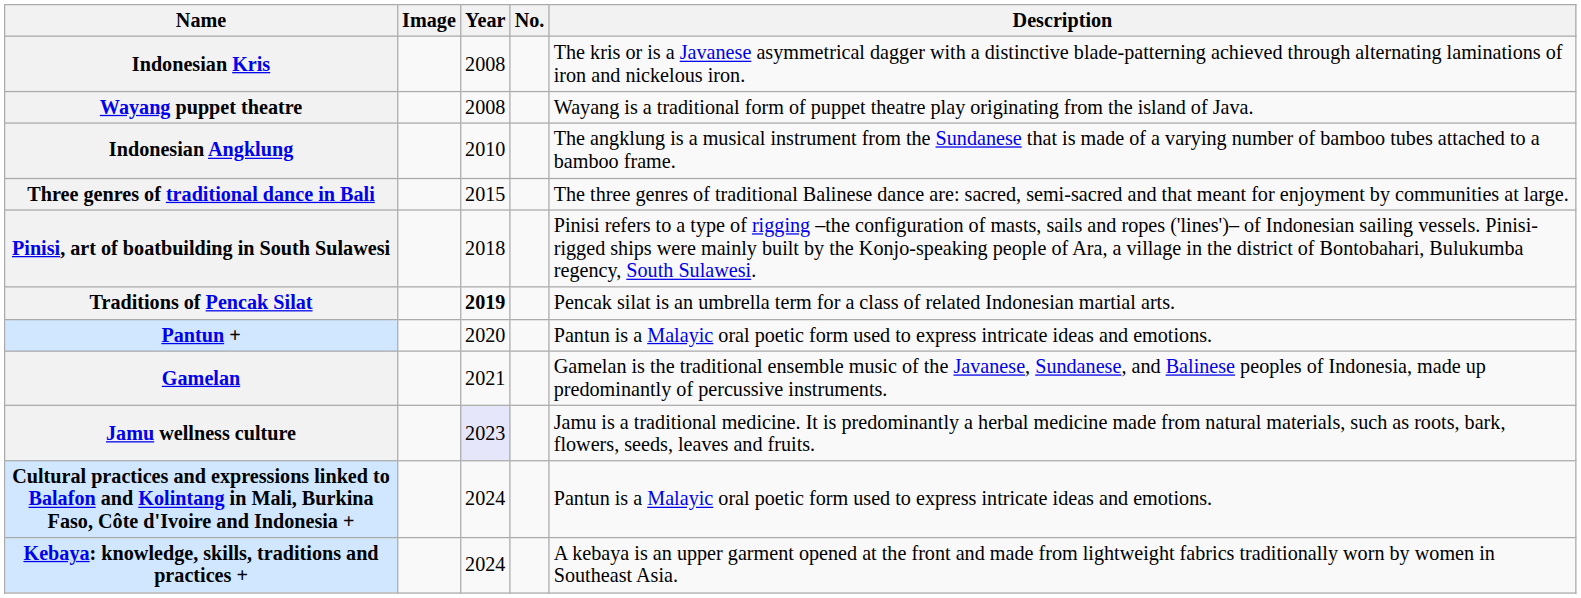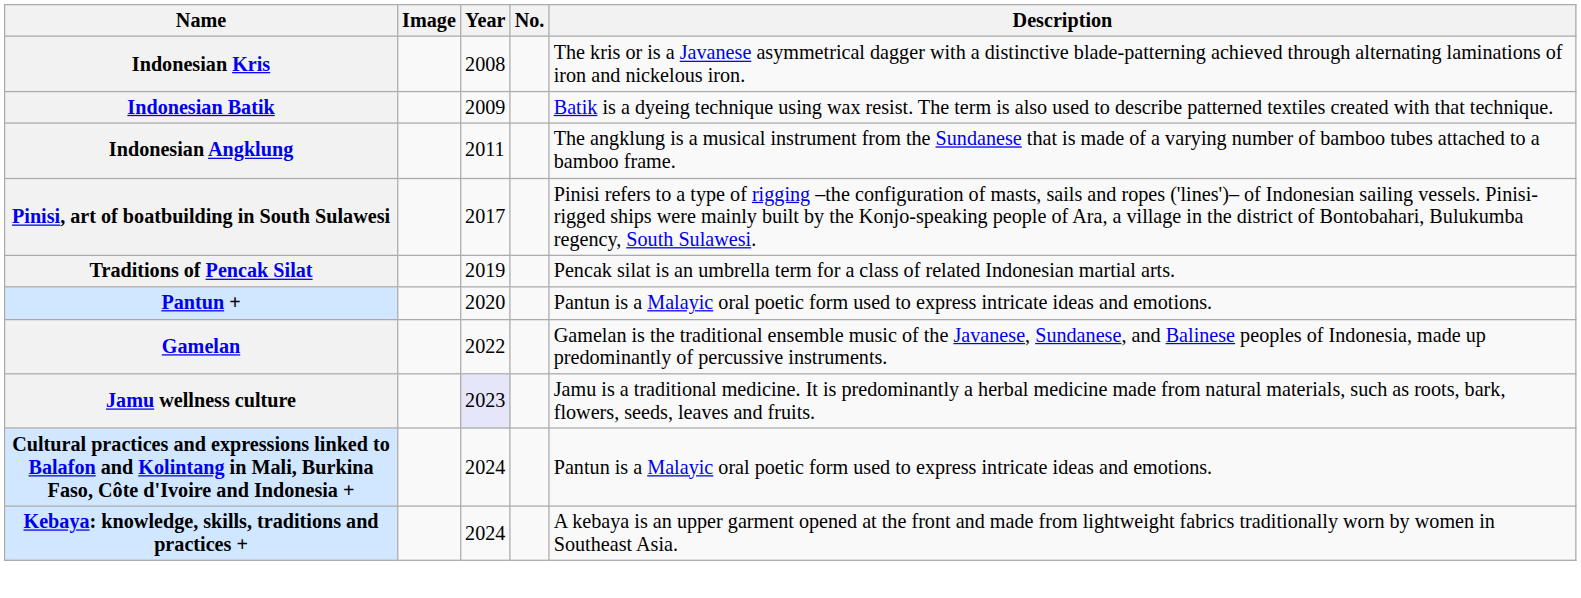- row: (201, 107)
+ row: (201, 107)
(485, 150) 2010 -> (485, 150) 2011
- row: (201, 193)
(485, 248) 2018 -> (485, 216) 2017
(485, 303) bold -> (485, 271) normal
(485, 378) 2021 -> (485, 346) 2022
